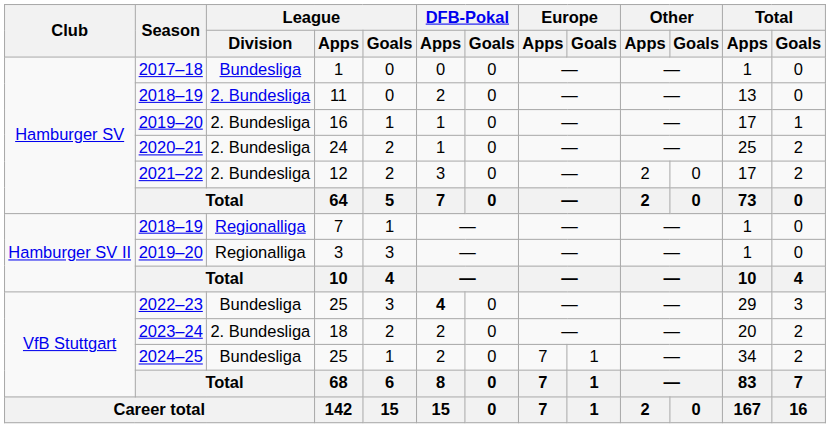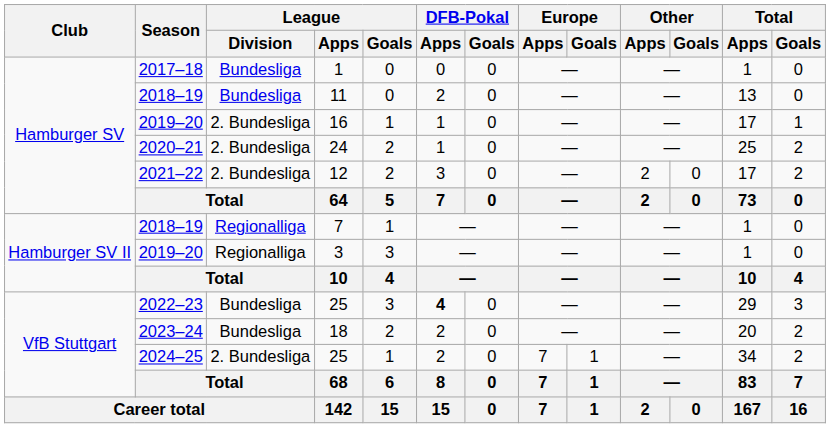(260, 95) 2. Bundesliga -> (260, 95) Bundesliga
(260, 331) 2. Bundesliga -> (260, 331) Bundesliga
(260, 357) Bundesliga -> (260, 357) 2. Bundesliga
